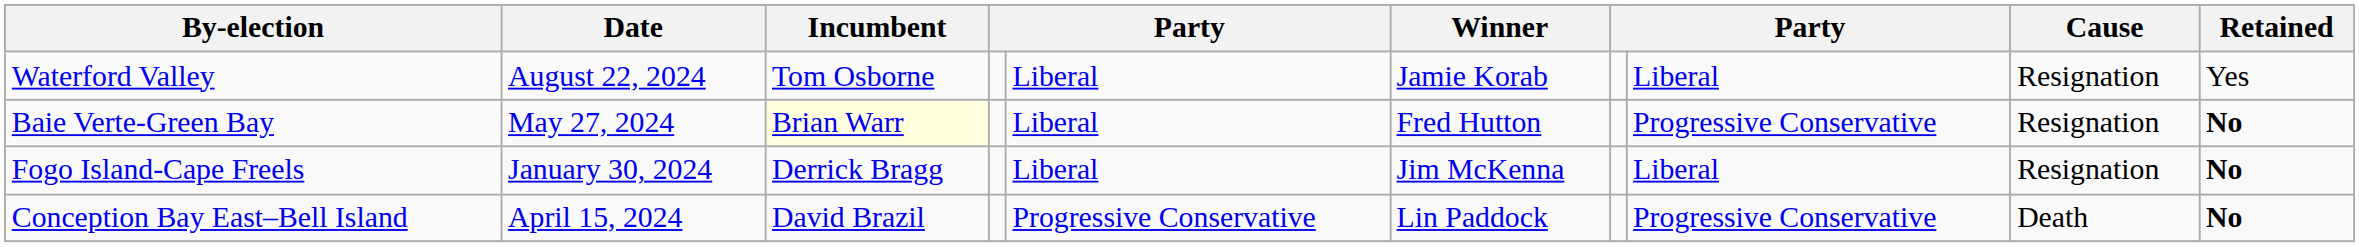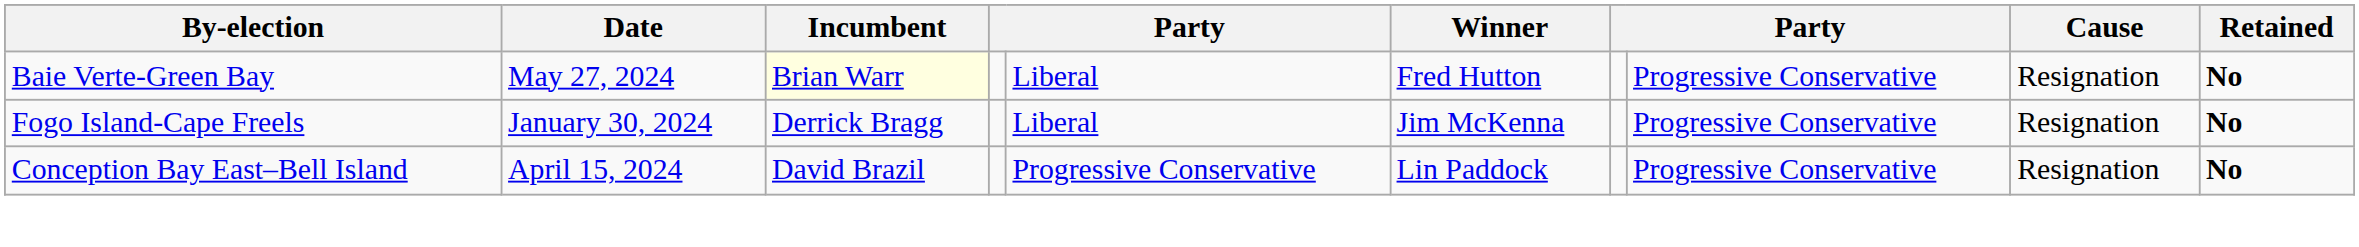- row: (113, 75)
(1676, 169) Liberal -> (1785, 122) Progressive Conservative
(2053, 216) Death -> (2088, 169) Resignation
